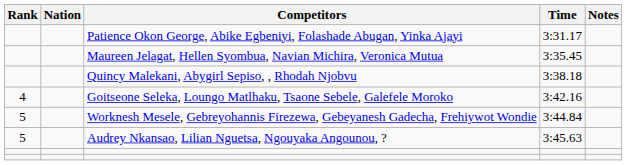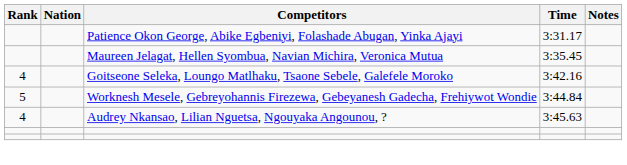- row: (222, 76)
(23, 138) 5 -> (23, 117) 4
